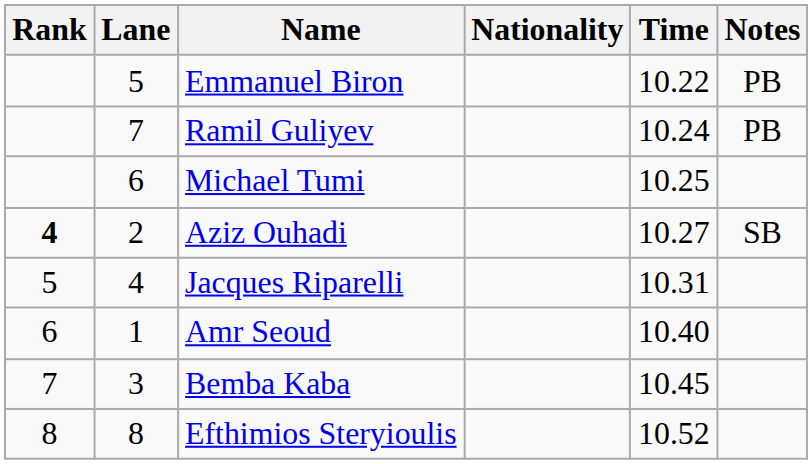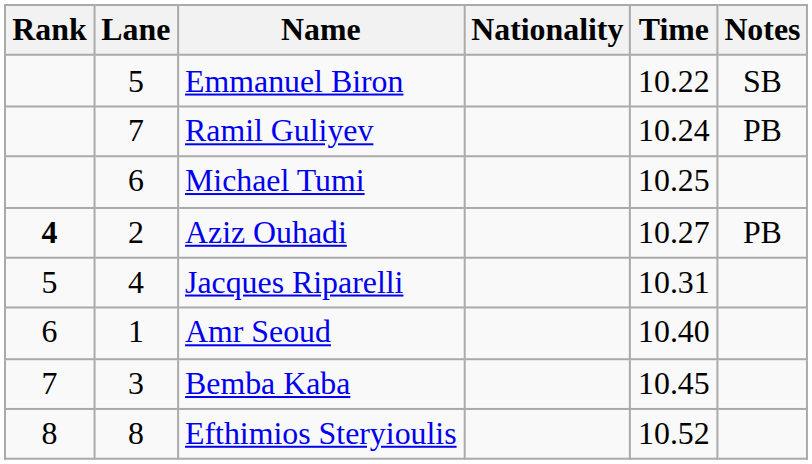(762, 80) PB -> (762, 80) SB
(762, 231) SB -> (762, 231) PB
